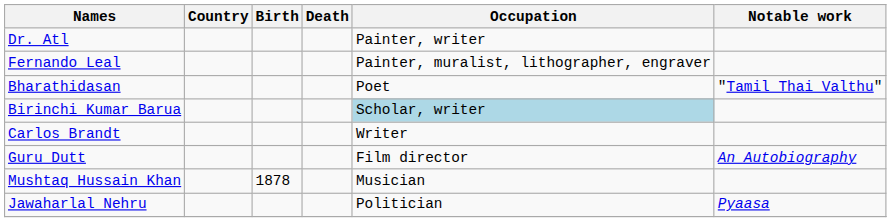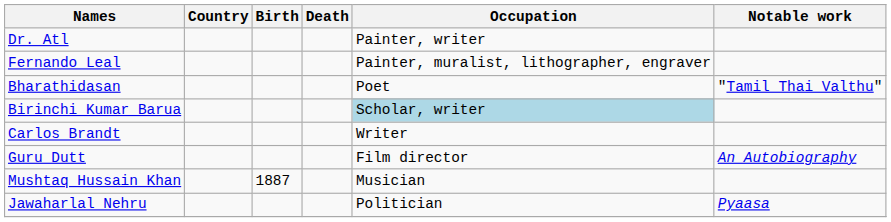(273, 181) 1878 -> (273, 181) 1887
